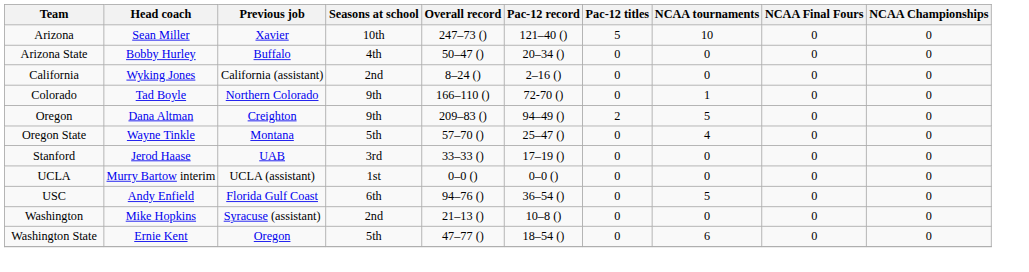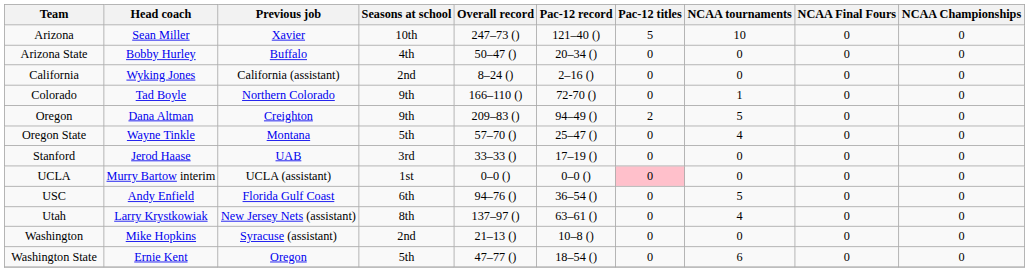(617, 176) no background -> (650, 176) pink background
+ row: (54, 216)
